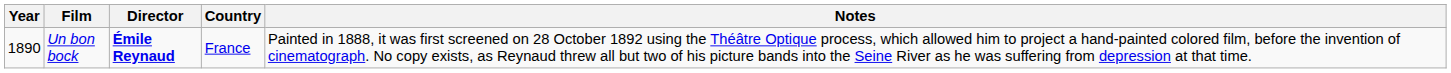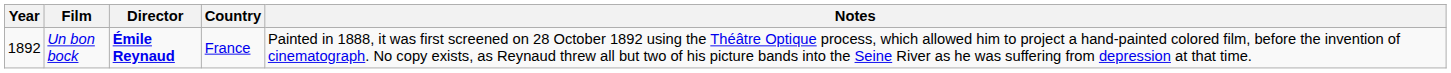(24, 47) 1890 -> (24, 47) 1892
